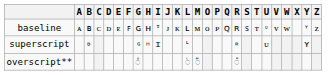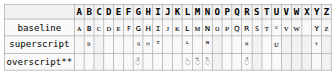+ column: (207, 12)
(158, 28) ᶦ -> (158, 28) ɪ
(307, 28) 𐞲 -> (317, 28) ʏ
(158, 45) ɪ -> (158, 45) ᶦ
(307, 45) ʏ -> (317, 45) 𐞲
